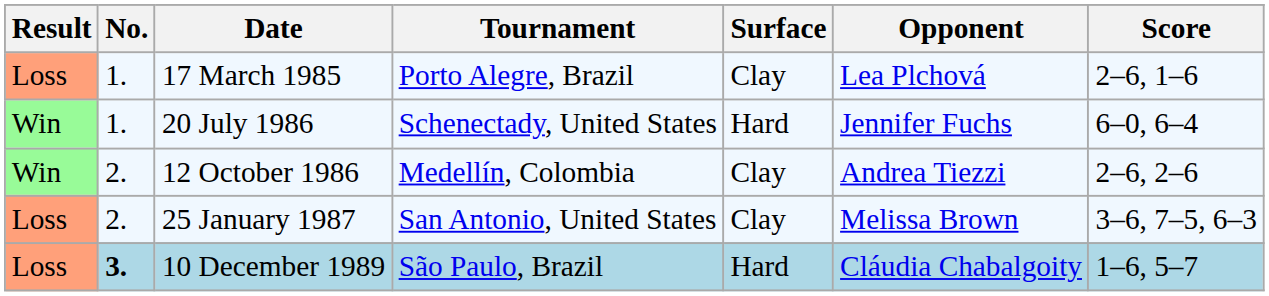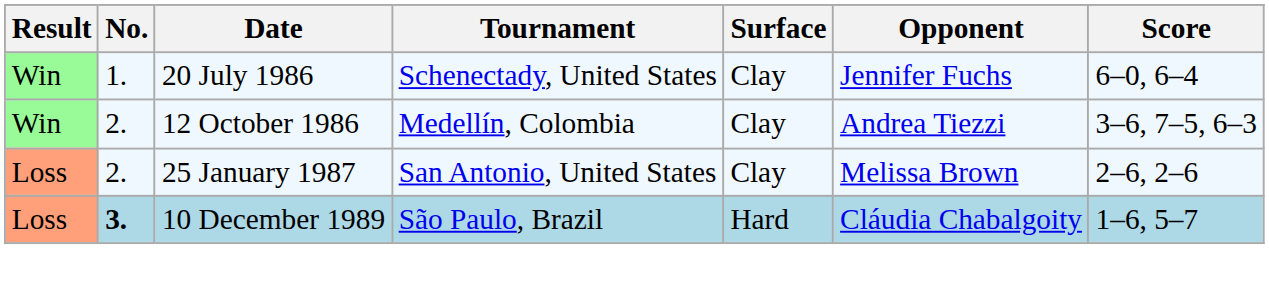- row: (252, 75)
(760, 123) Hard -> (758, 75) Clay
(1147, 170) 2–6, 2–6 -> (1176, 123) 3–6, 7–5, 6–3
(1176, 218) 3–6, 7–5, 6–3 -> (1147, 170) 2–6, 2–6
